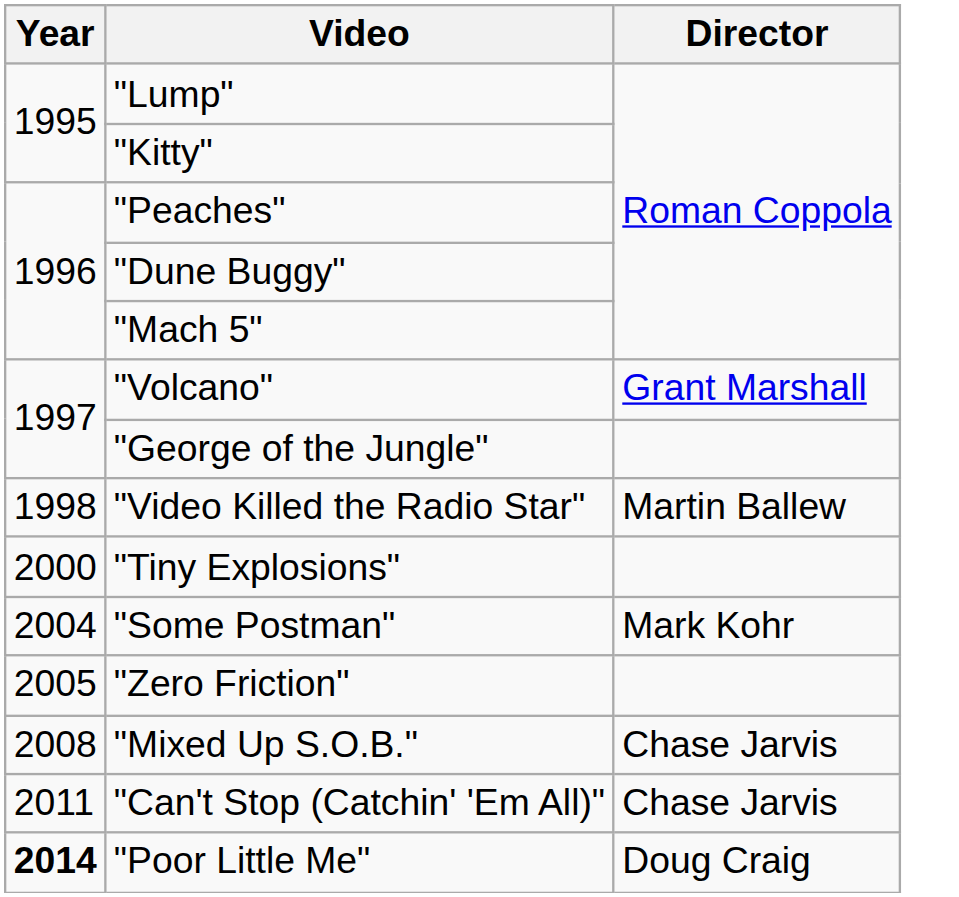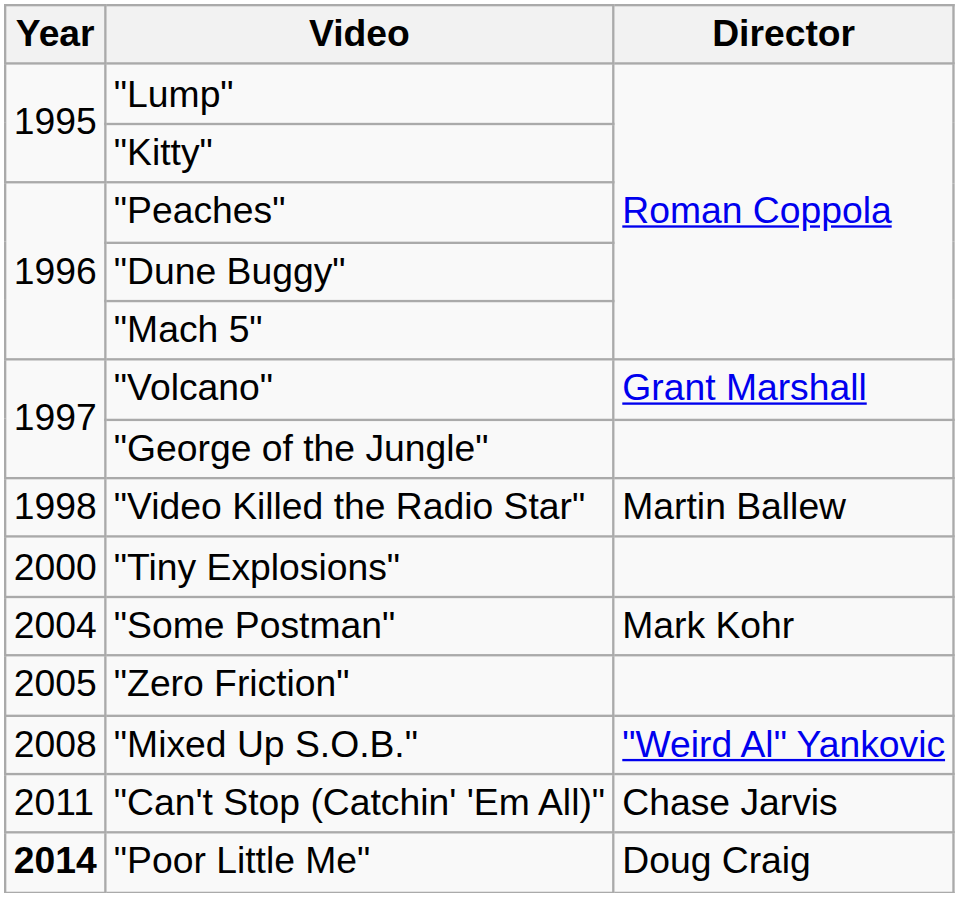(730, 743) Chase Jarvis -> (784, 743) "Weird Al" Yankovic
